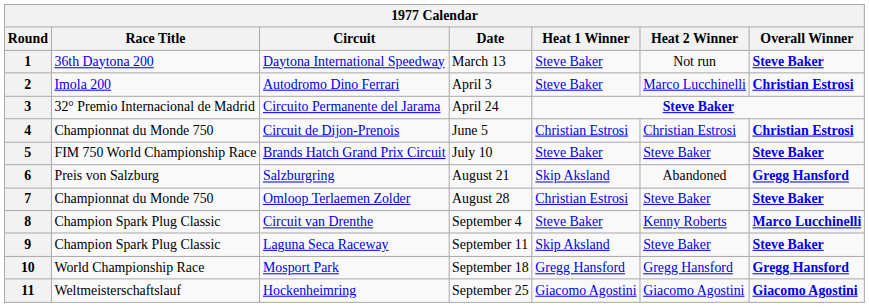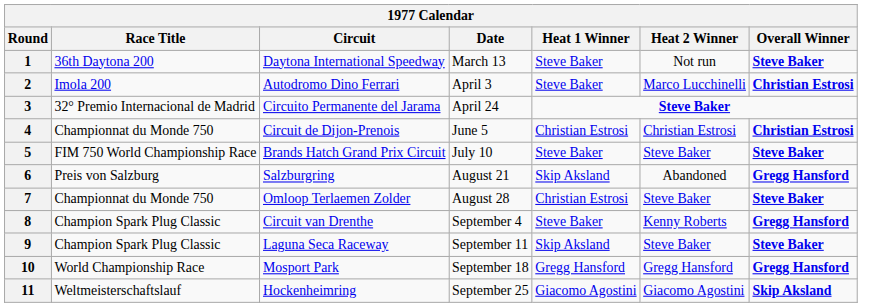(807, 221) Marco Lucchinelli -> (801, 221) Gregg Hansford
(805, 290) Giacomo Agostini -> (792, 290) Skip Aksland
